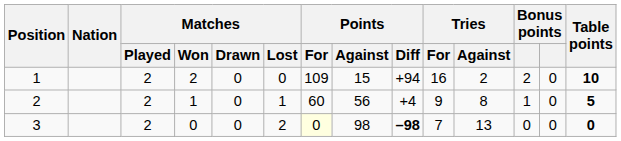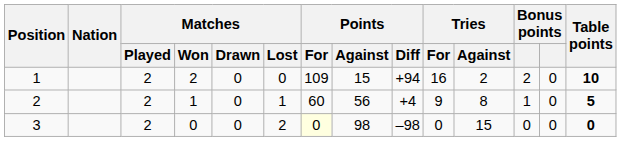(408, 124) bold -> (408, 124) normal
(439, 124) 7 -> (439, 124) 0
(484, 124) 13 -> (484, 124) 15
